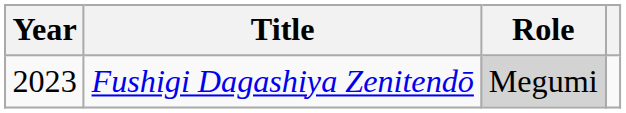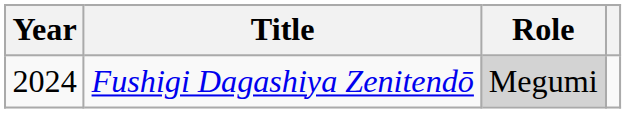(45, 81) 2023 -> (45, 81) 2024
